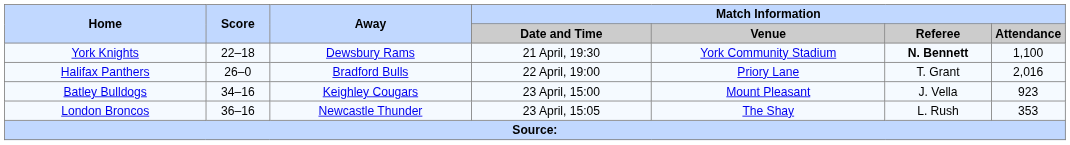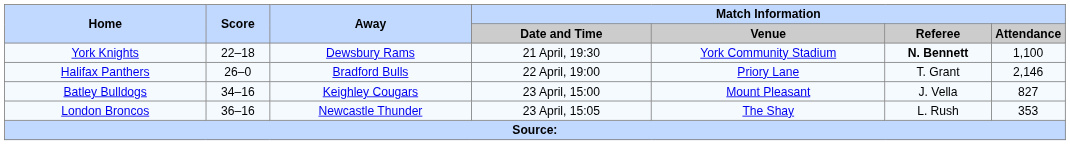(1028, 72) 2,016 -> (1028, 72) 2,146
(1028, 91) 923 -> (1028, 91) 827
